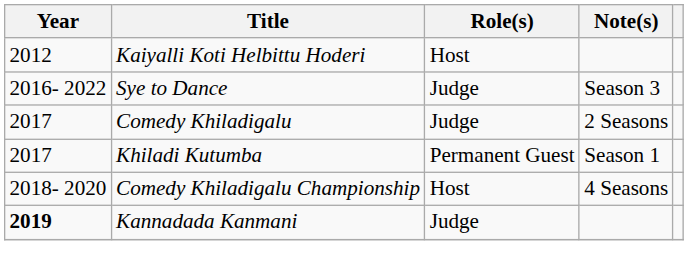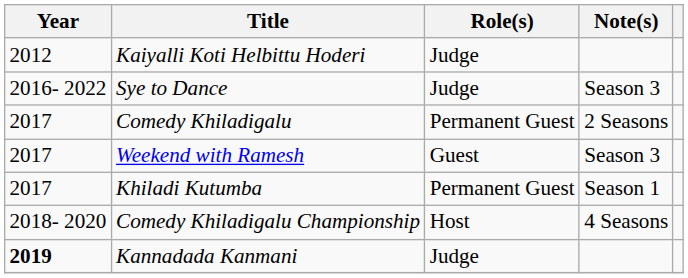(450, 54) Host -> (454, 54) Judge
(454, 121) Judge -> (502, 121) Permanent Guest
+ row: (210, 155)
